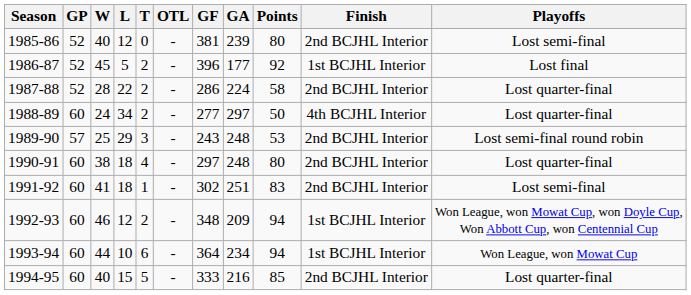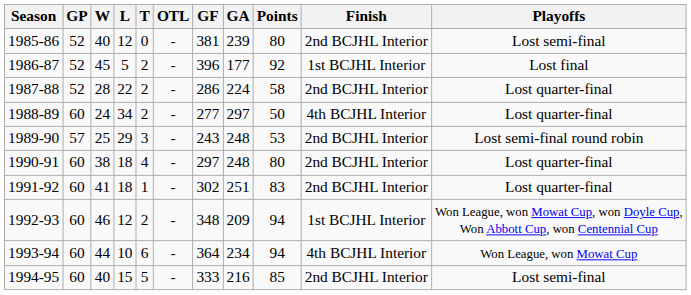(559, 187) Lost semi-final -> (559, 187) Lost quarter-final
(366, 253) 1st BCJHL Interior -> (366, 253) 4th BCJHL Interior
(559, 277) Lost quarter-final -> (559, 277) Lost semi-final
